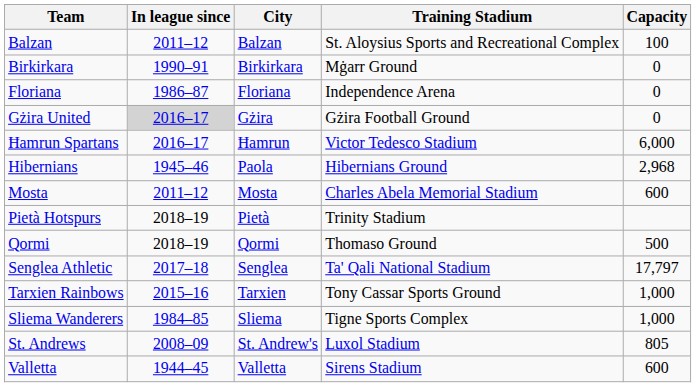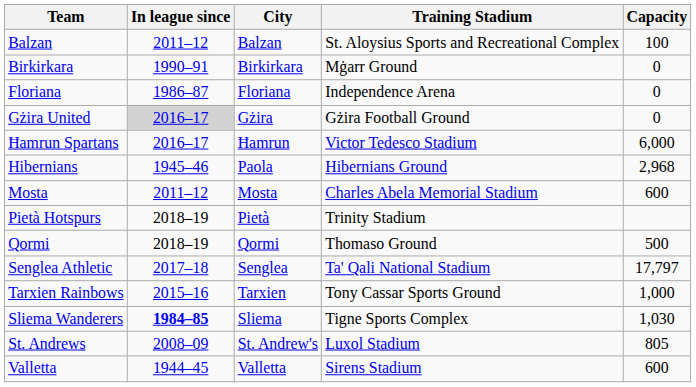(181, 318) normal -> (181, 318) bold
(657, 318) 1,000 -> (657, 318) 1,030
